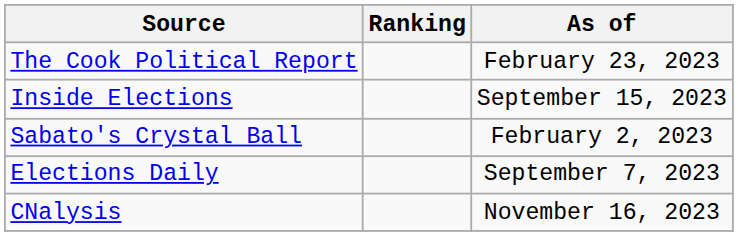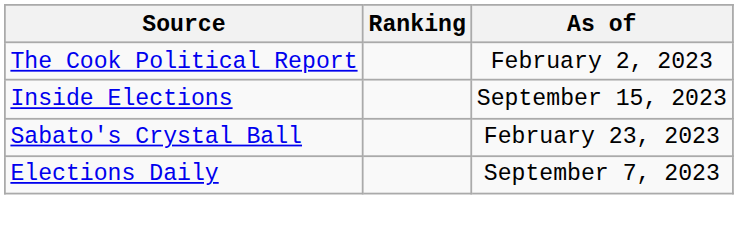(602, 61) February 23, 2023 -> (602, 61) February 2, 2023
(602, 137) February 2, 2023 -> (602, 137) February 23, 2023
- row: (66, 212)
